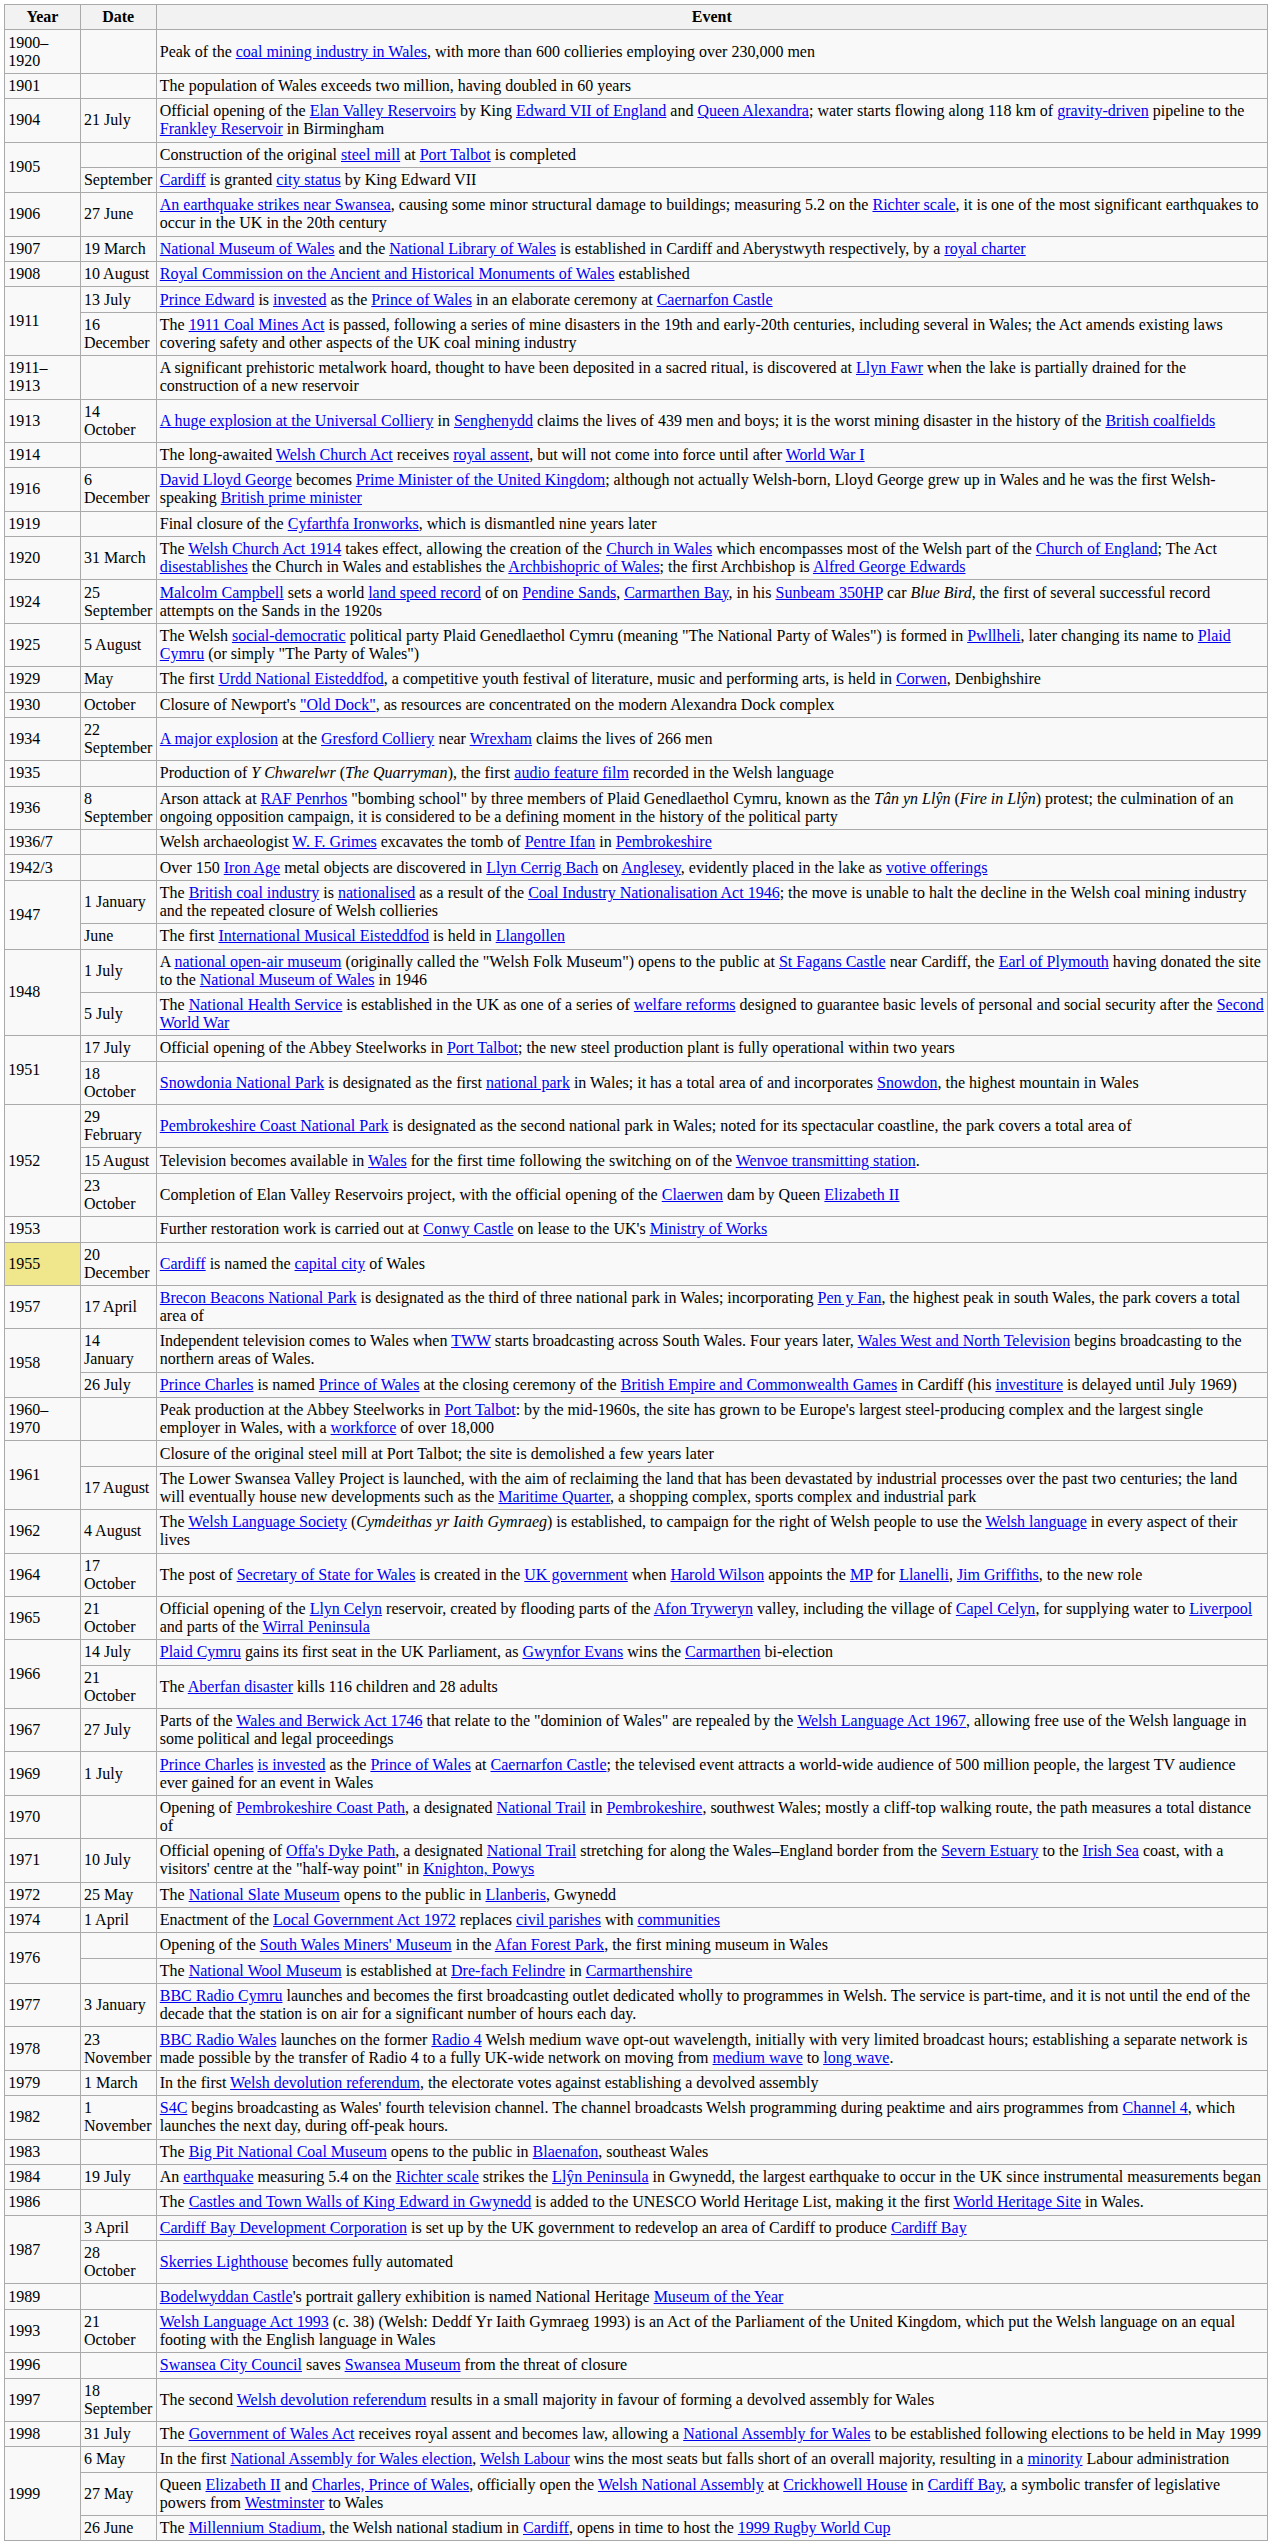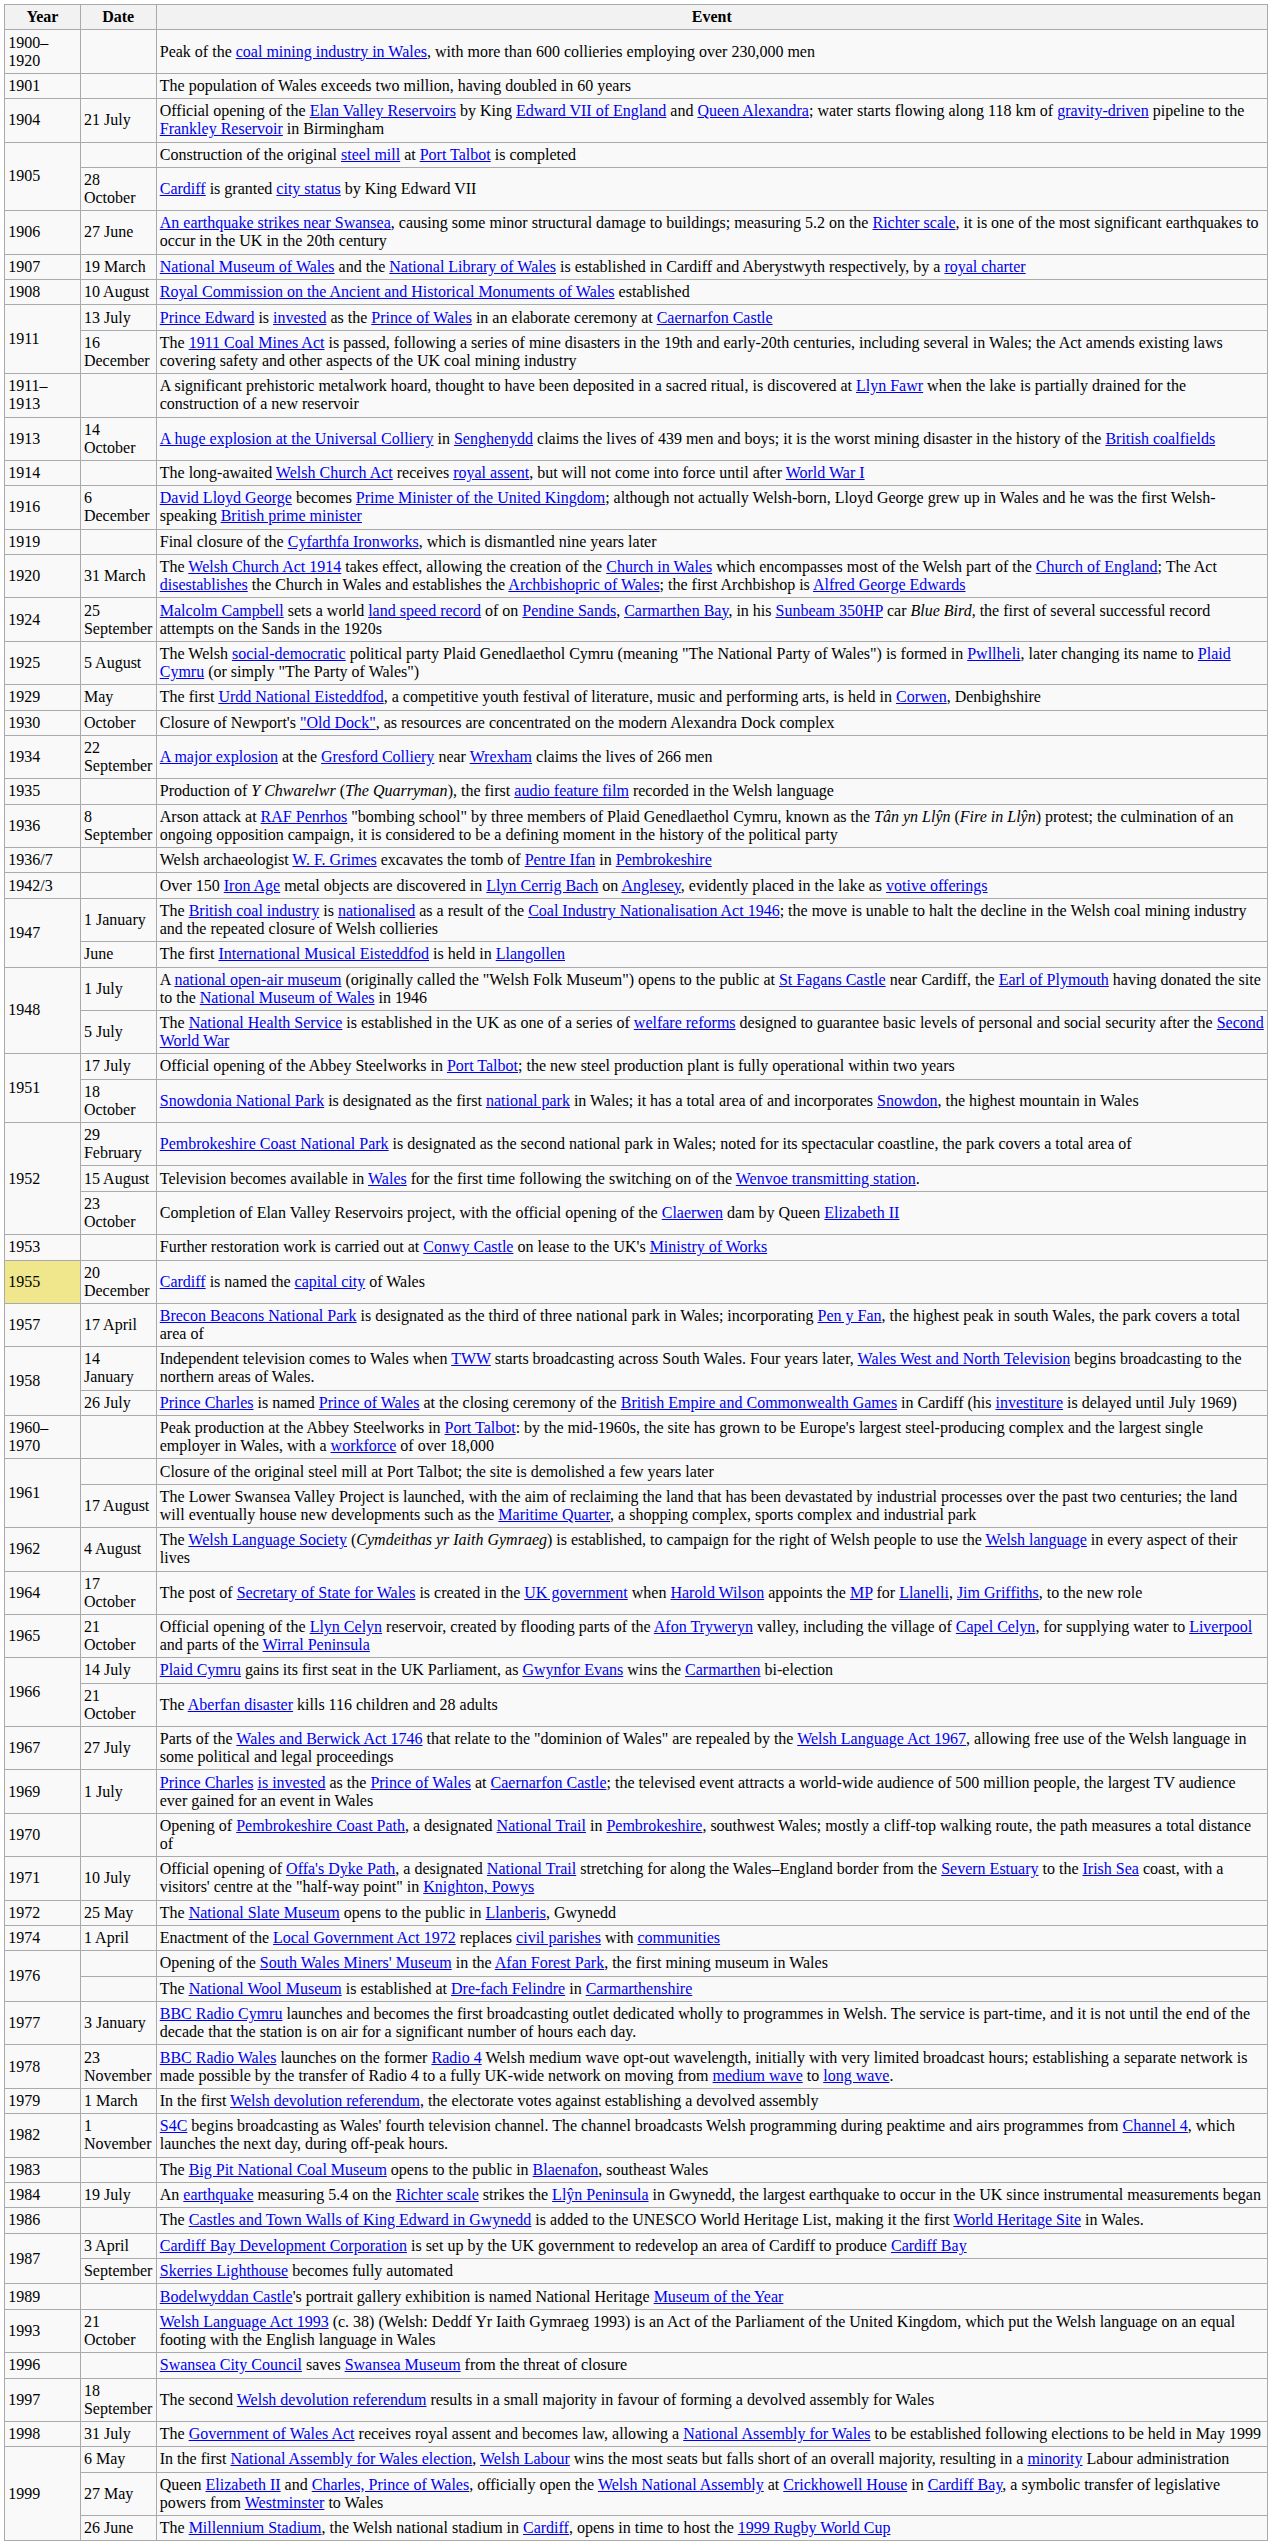(118, 180) September -> (110, 189) 28 October
(110, 2262) 28 October -> (118, 2271) September
